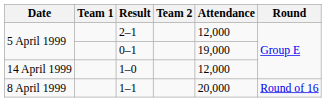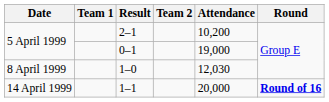(214, 32) 12,000 -> (214, 32) 10,200
(40, 69) 14 April 1999 -> (37, 69) 8 April 1999
(214, 69) 12,000 -> (214, 69) 12,030
(37, 87) 8 April 1999 -> (40, 87) 14 April 1999
(289, 87) normal -> (291, 87) bold
